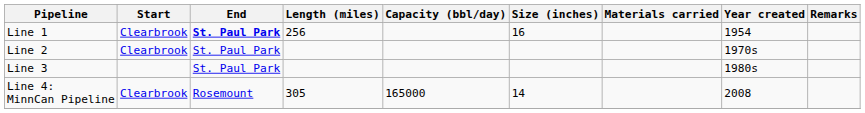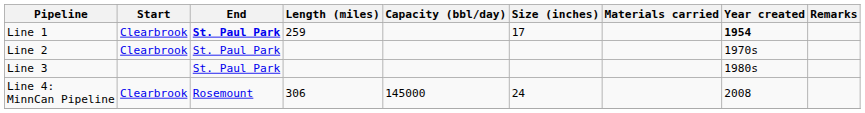(296, 32) 256 -> (296, 32) 259
(518, 32) 16 -> (518, 32) 17
(738, 32) normal -> (738, 32) bold
(296, 93) 305 -> (296, 93) 306
(405, 93) 165000 -> (405, 93) 145000
(518, 93) 14 -> (518, 93) 24
